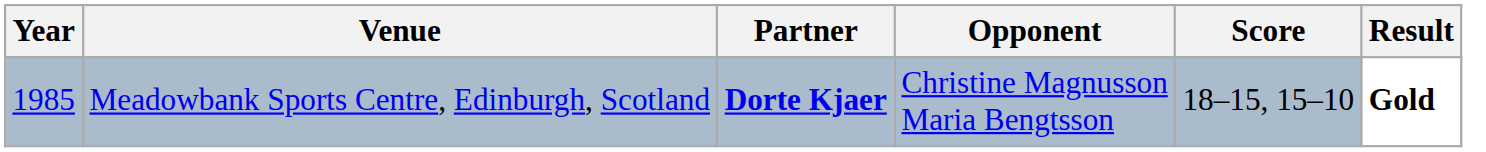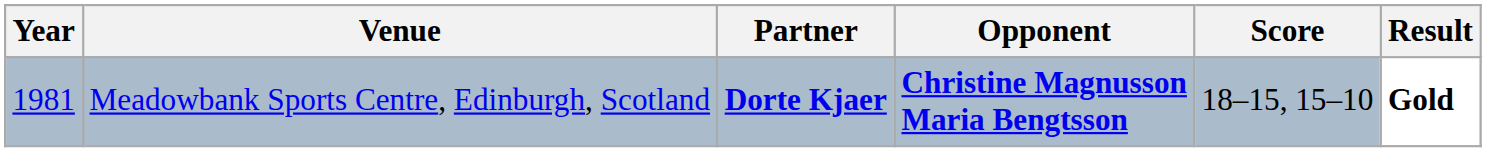(44, 100) 1985 -> (44, 100) 1981
(1035, 100) normal -> (1044, 100) bold
